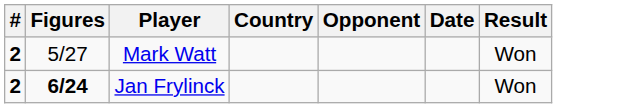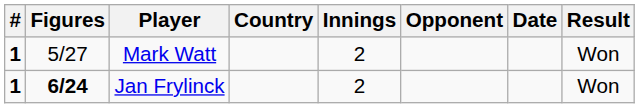+ column: (359, 20)
(15, 53) 2 -> (15, 53) 1
(15, 86) 2 -> (15, 86) 1
